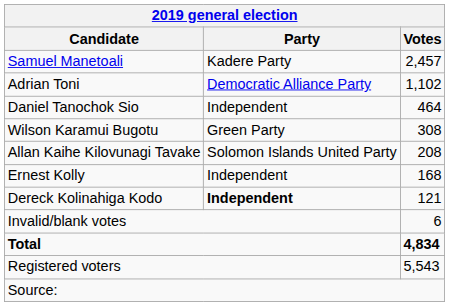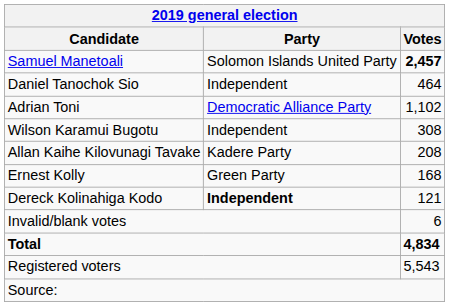(249, 61) Kadere Party -> (302, 61) Solomon Islands United Party
(424, 61) normal -> (424, 61) bold
rows swapped: (44, 84) <-> (73, 107)
(246, 130) Green Party -> (247, 130) Independent
(302, 152) Solomon Islands United Party -> (249, 152) Kadere Party
(247, 175) Independent -> (246, 175) Green Party
